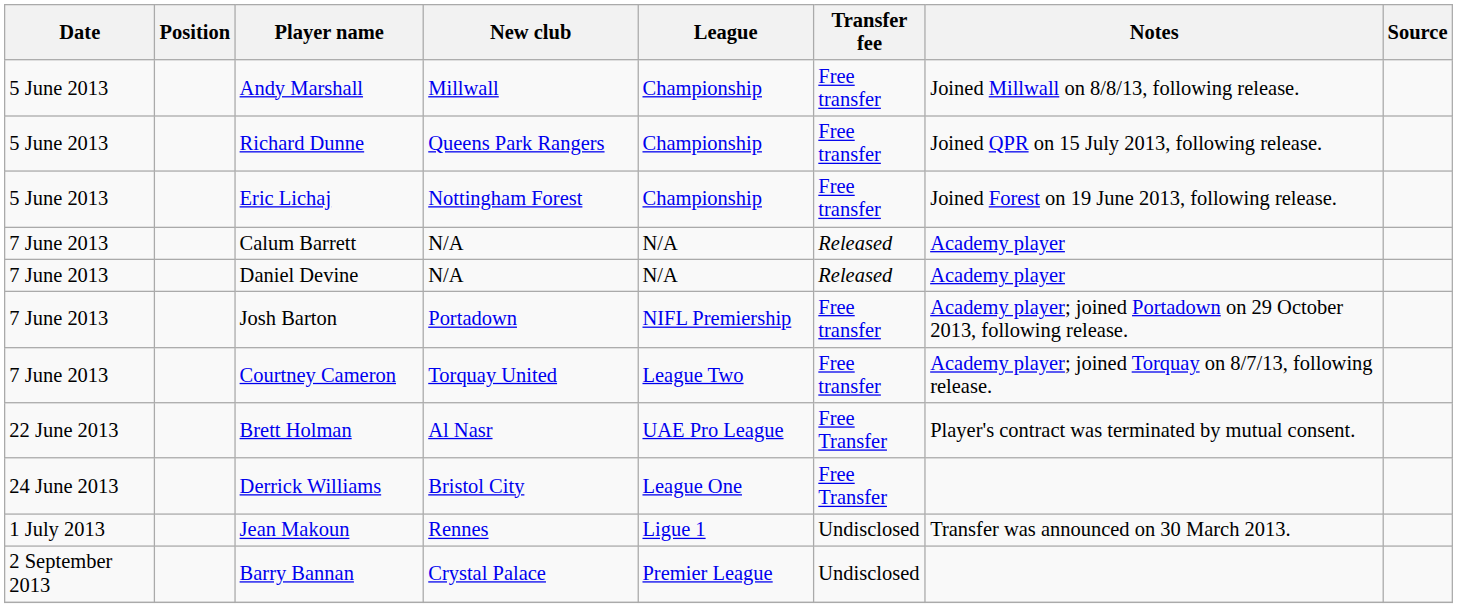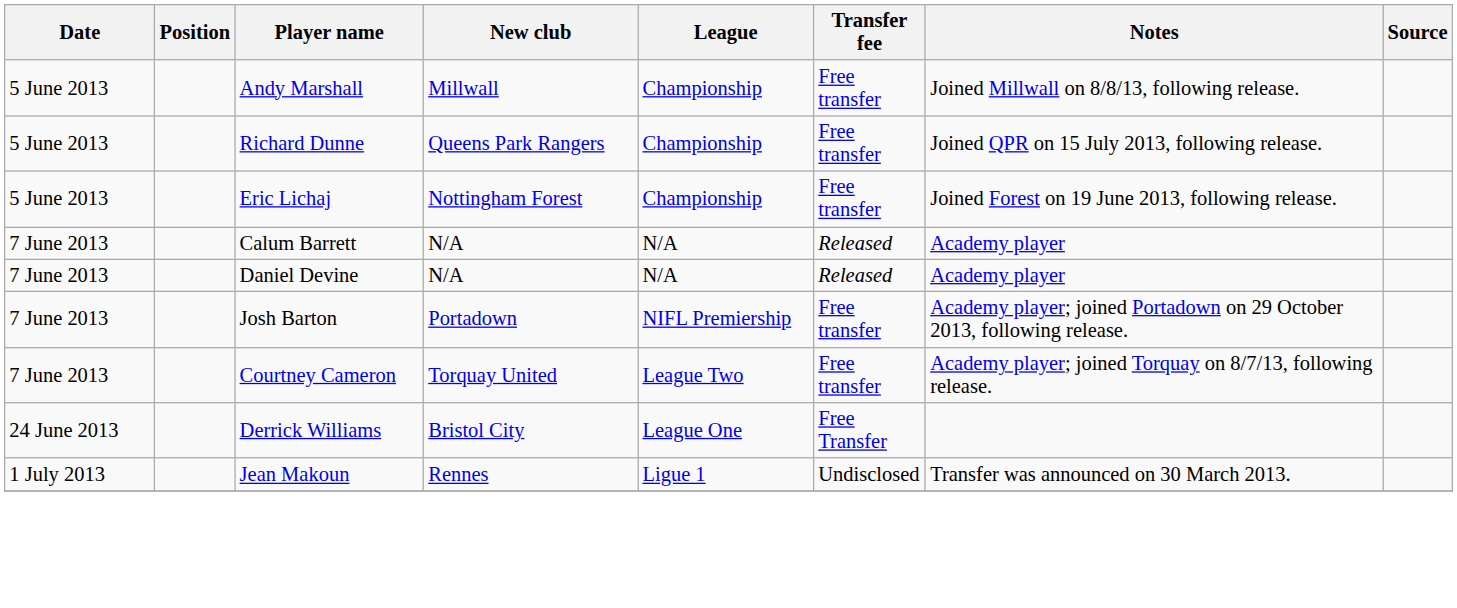- row: (296, 430)
- row: (297, 573)
